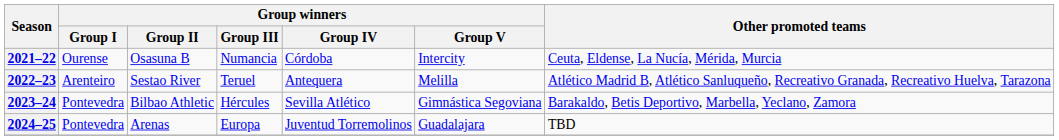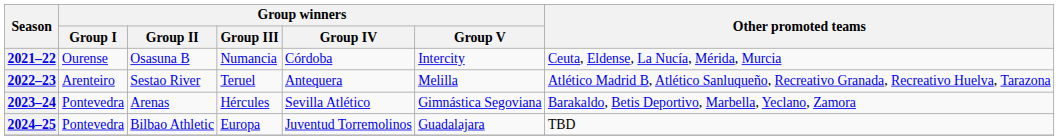(172, 102) Bilbao Athletic -> (150, 102) Arenas
(150, 124) Arenas -> (172, 124) Bilbao Athletic
